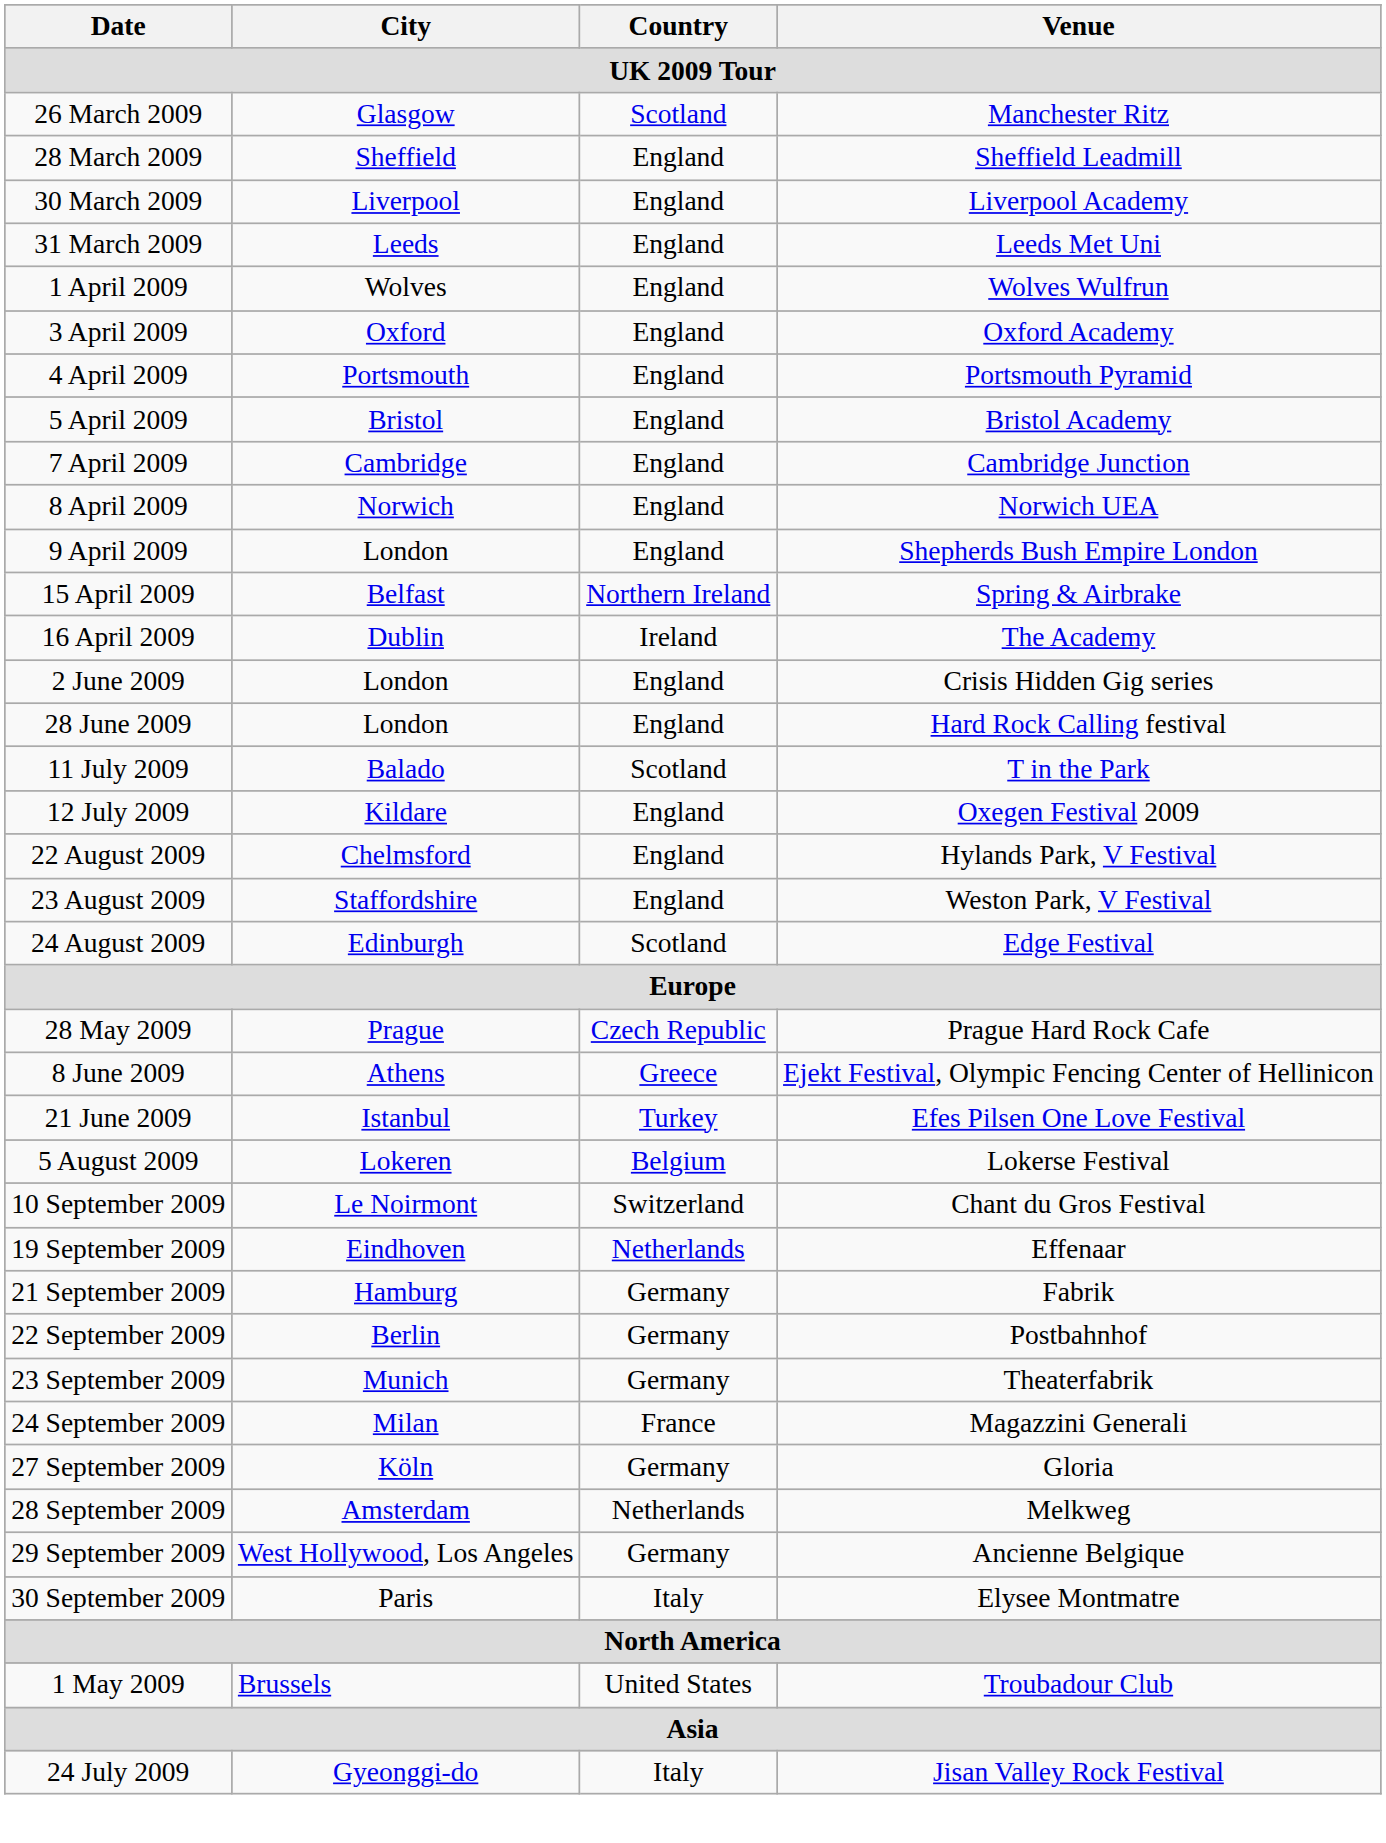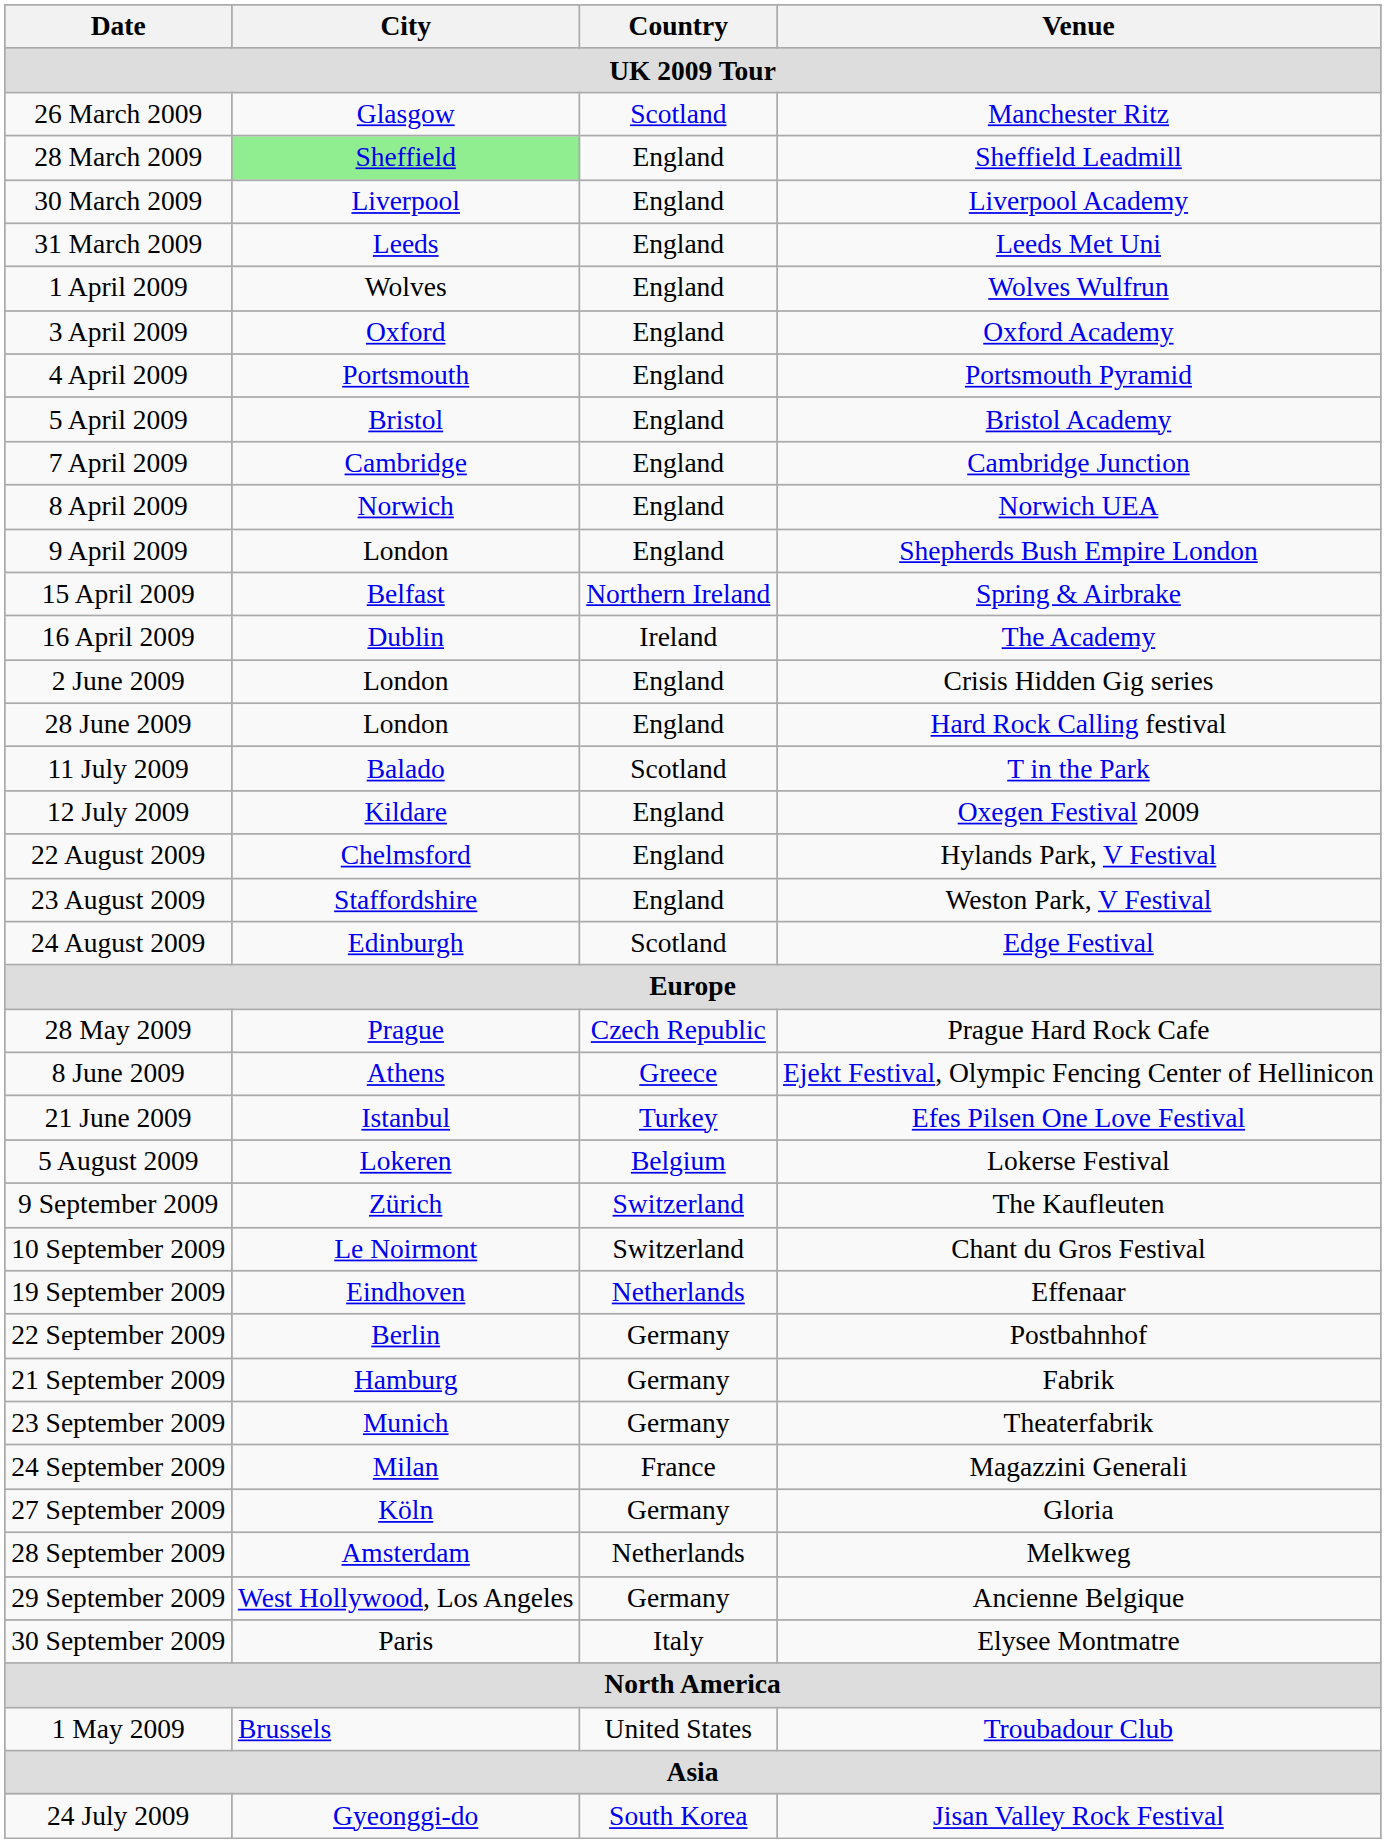(406, 157) no background -> (406, 157) lightgreen background
+ row: (118, 1204)
rows swapped: (118, 1292) <-> (118, 1335)
(678, 1772) Italy -> (678, 1815) South Korea
